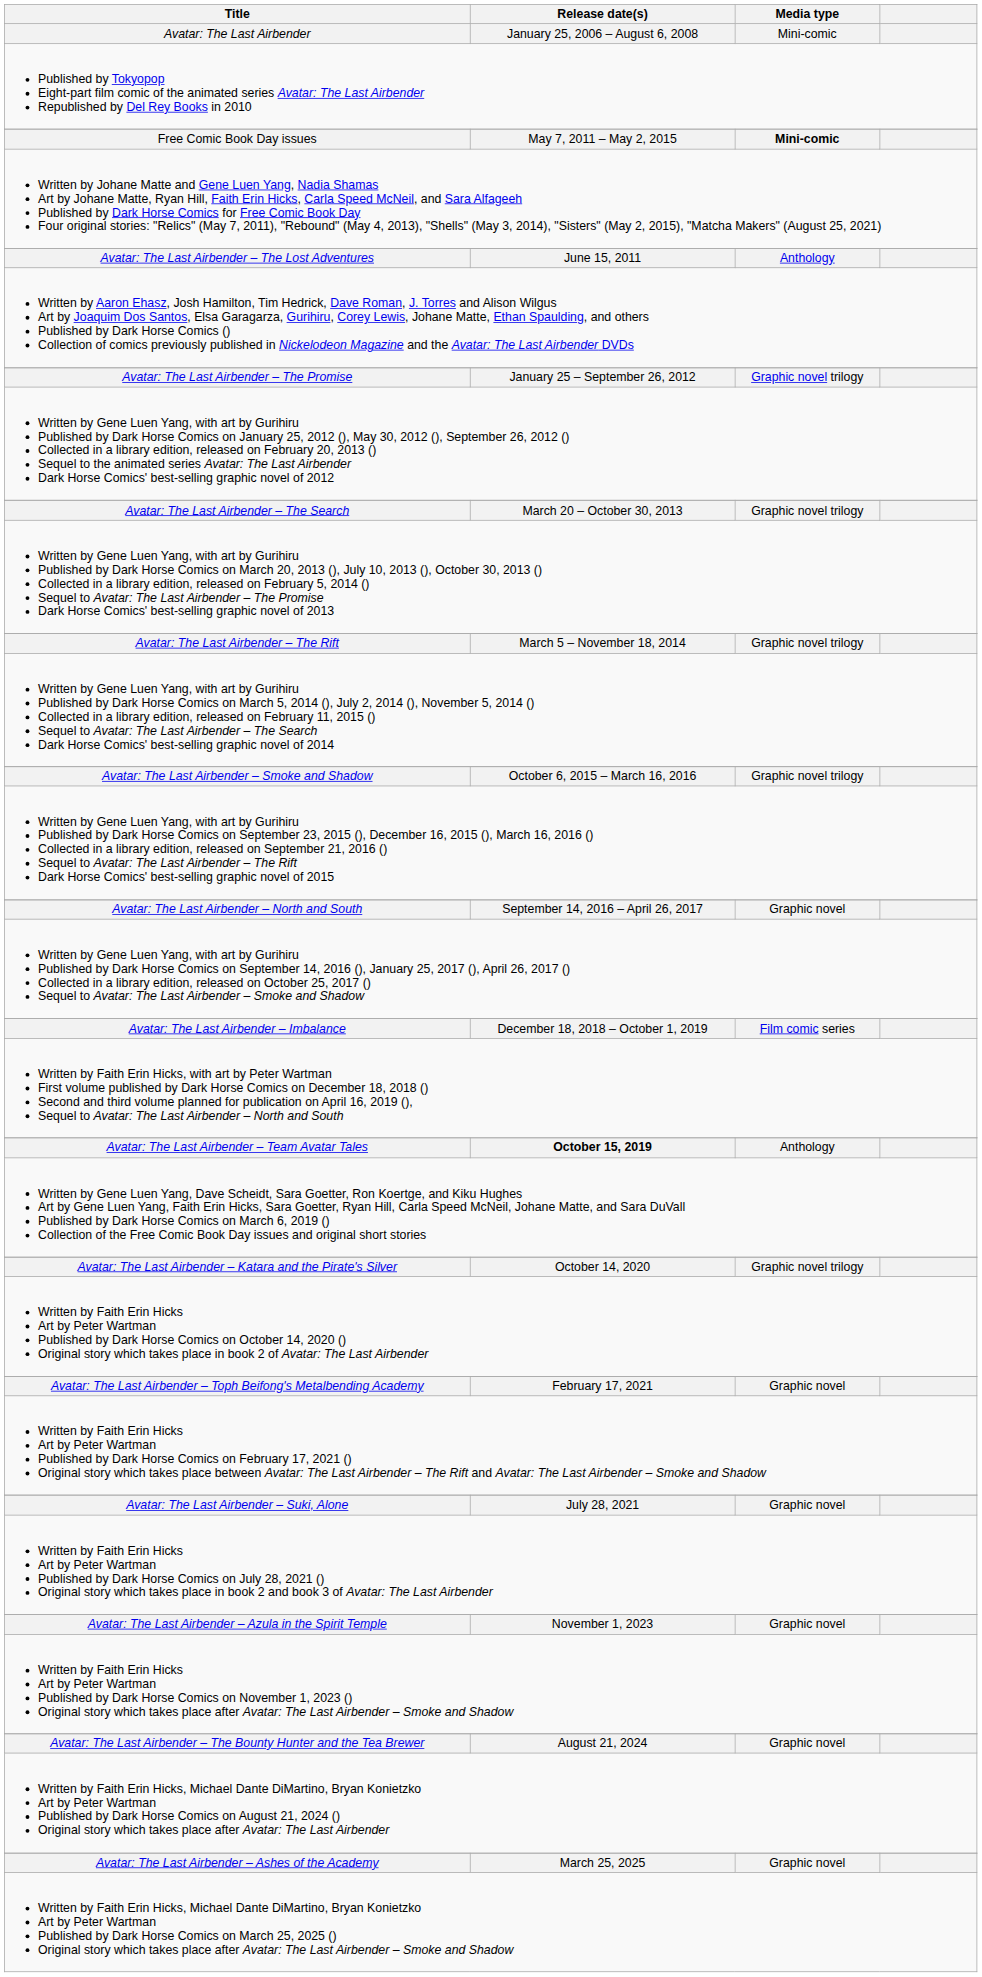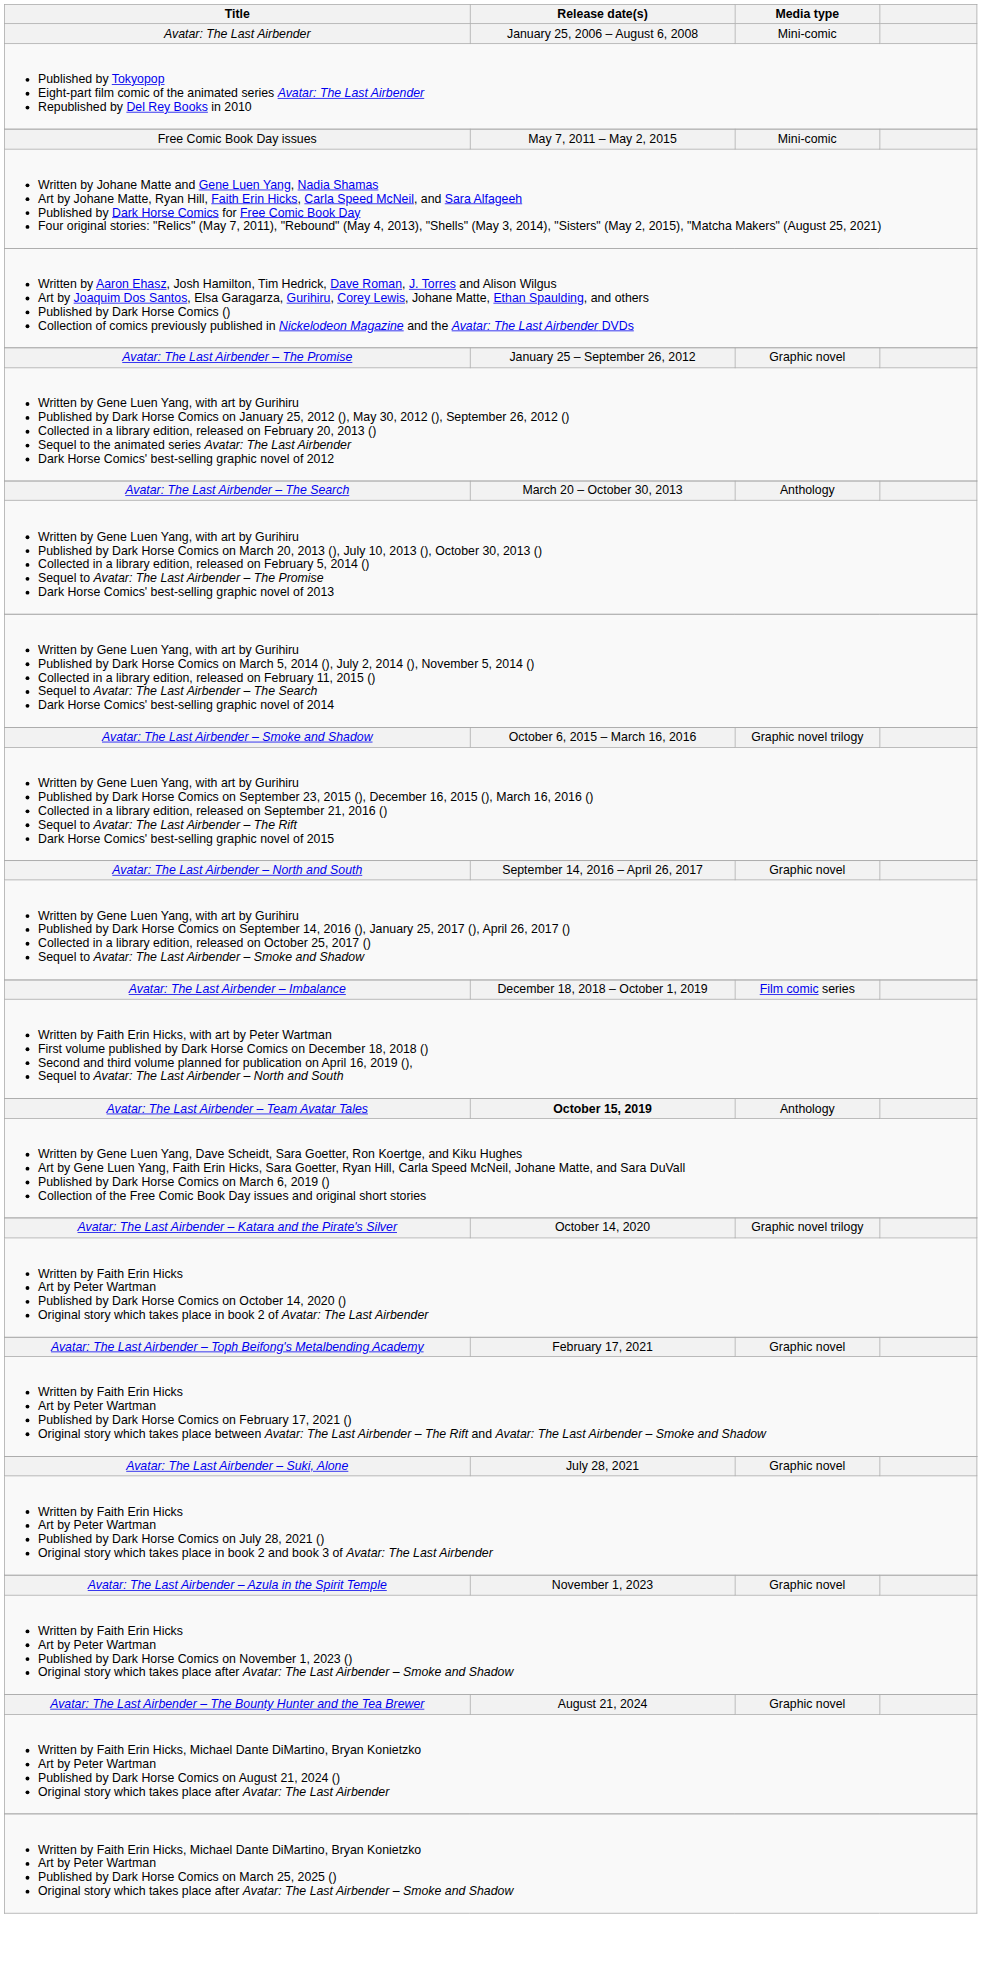(807, 139) bold -> (807, 139) normal
- row: (237, 258)
(807, 377) Graphic novel trilogy -> (807, 357) Graphic novel
(807, 510) Graphic novel trilogy -> (807, 490) Anthology
- row: (237, 643)
- row: (237, 1862)
